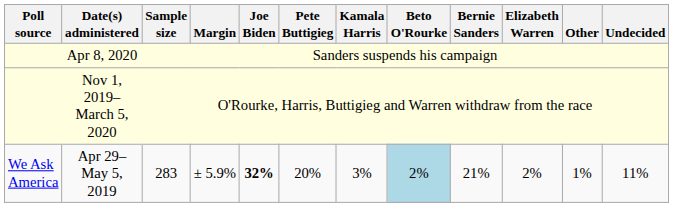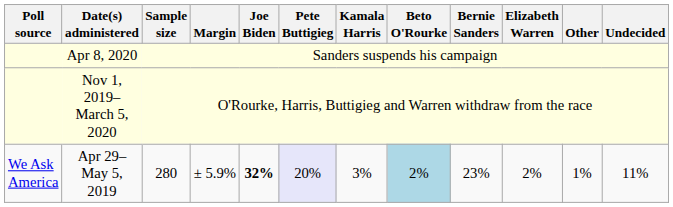(166, 173) 283 -> (166, 173) 280
(308, 173) no background -> (308, 173) lavender background
(476, 173) 21% -> (476, 173) 23%
